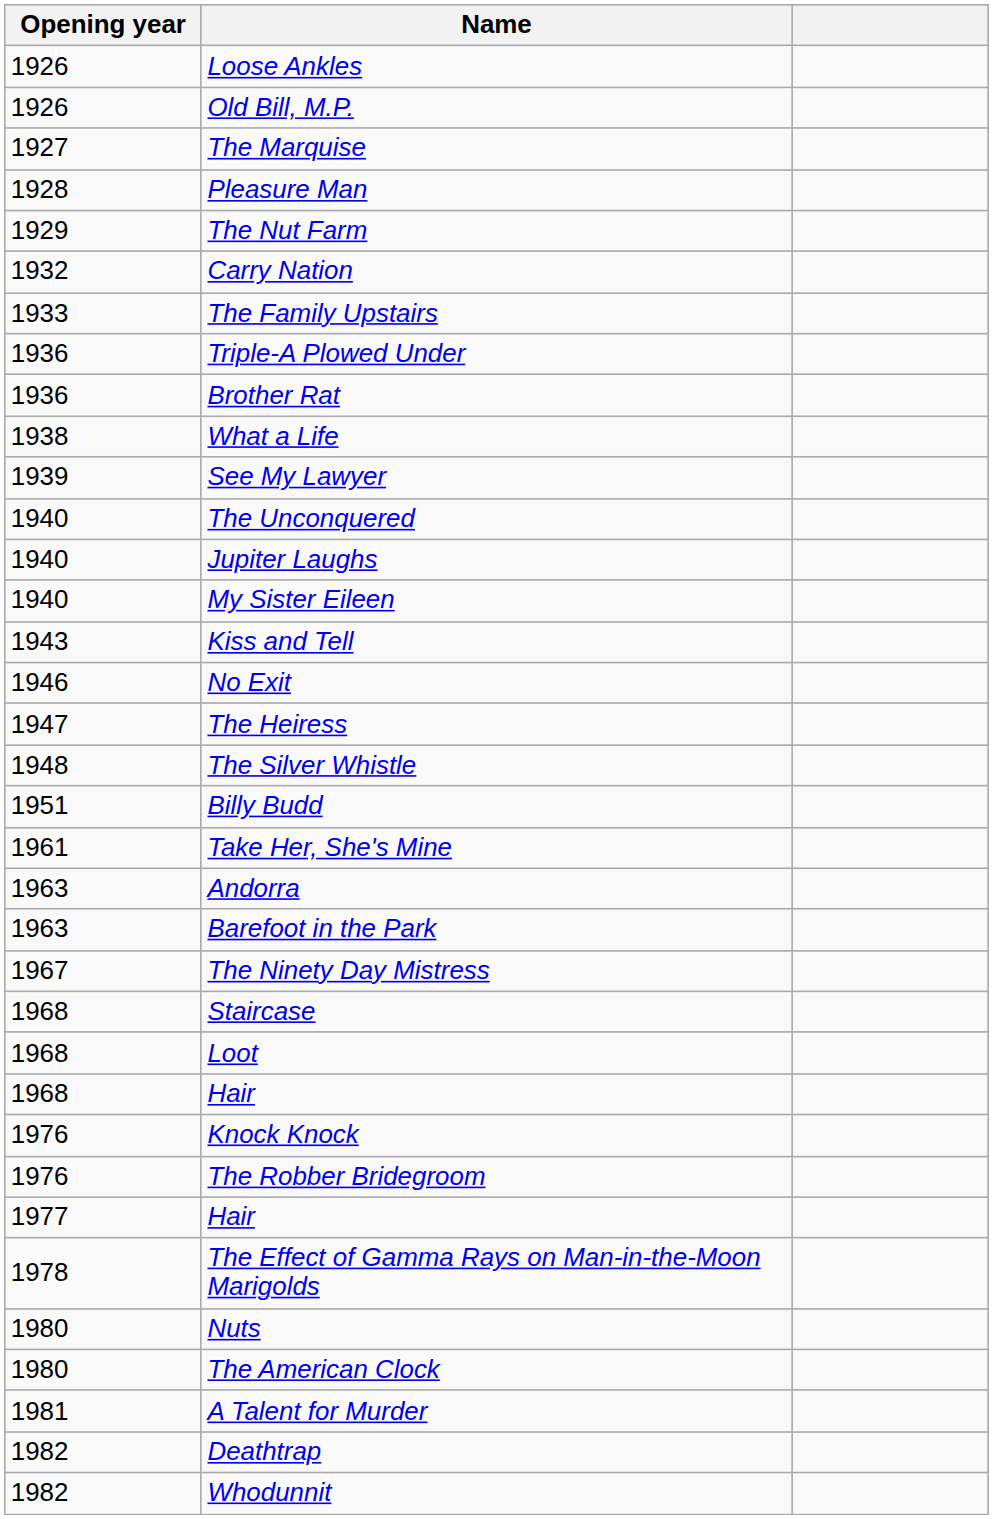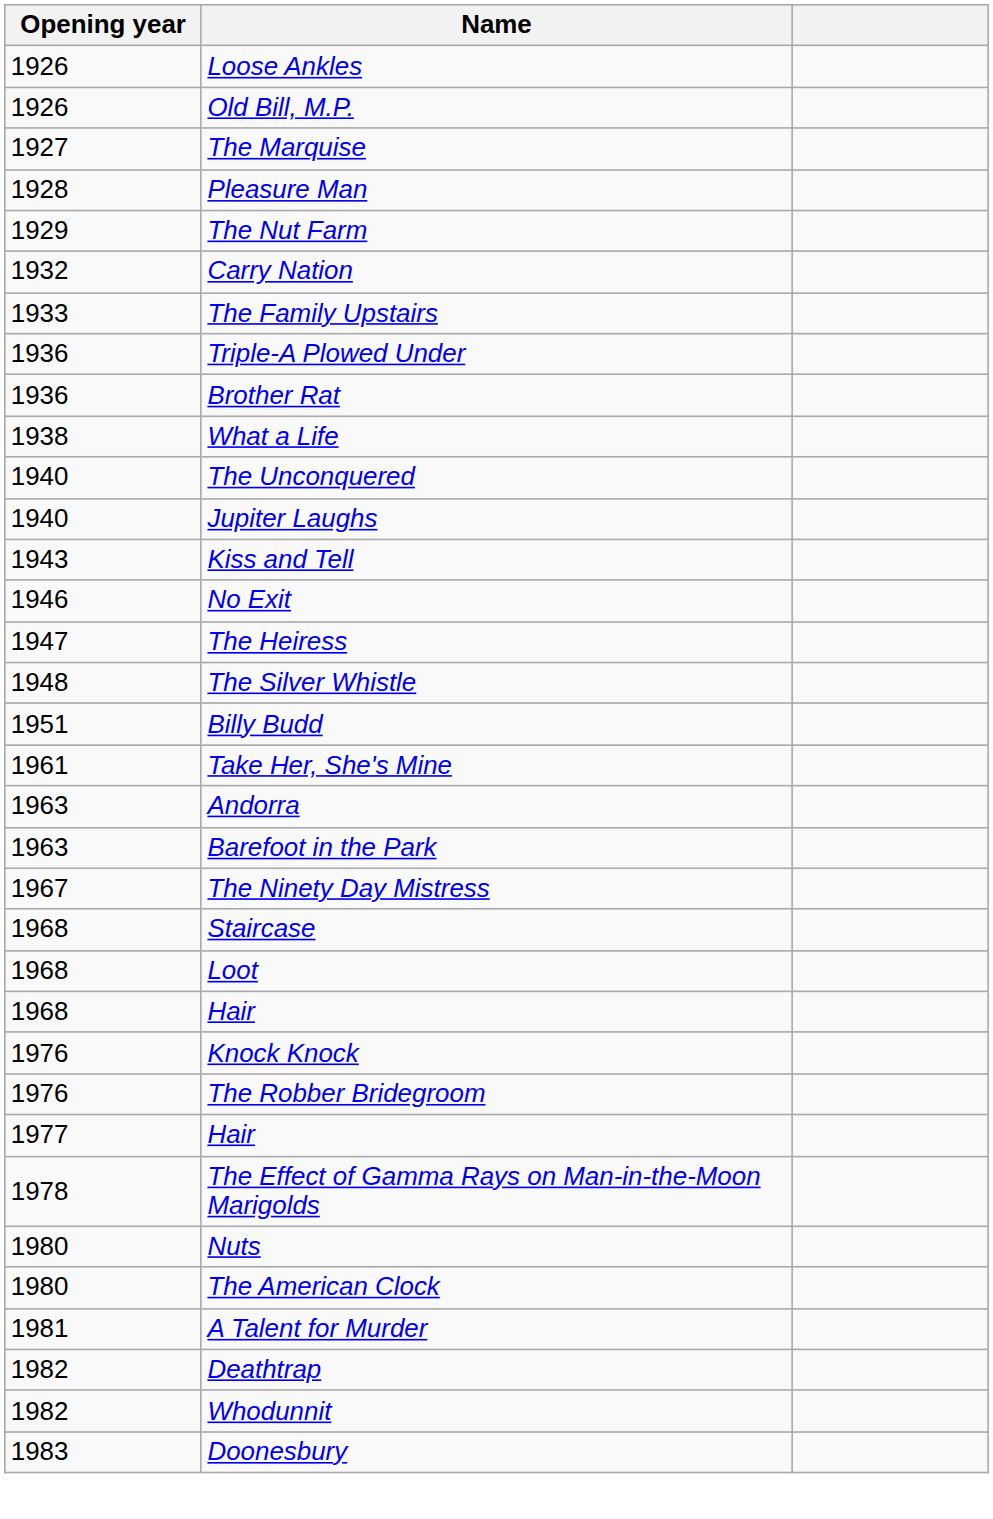- row: (40, 477)
- row: (40, 600)
+ row: (40, 1451)
